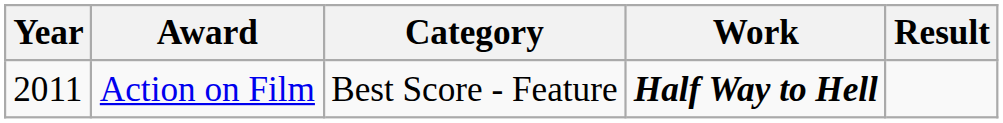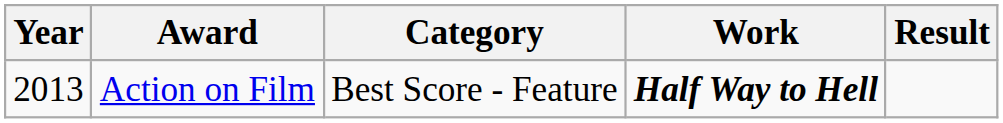(48, 88) 2011 -> (48, 88) 2013
